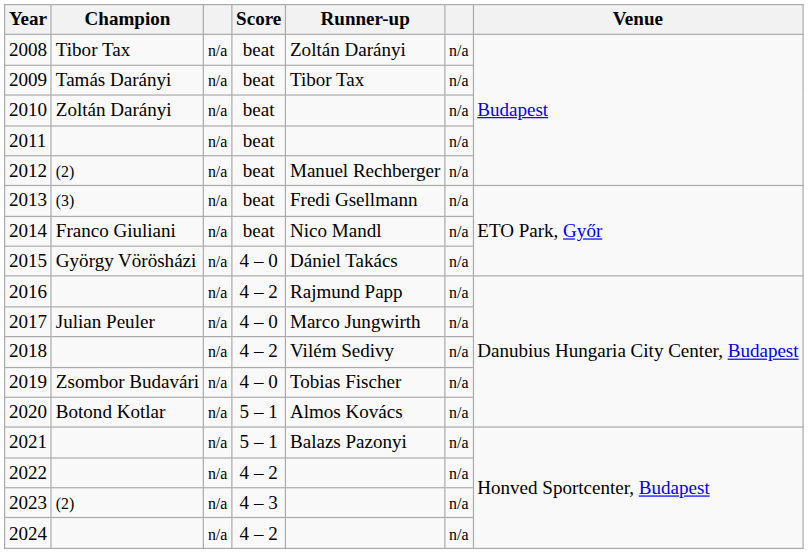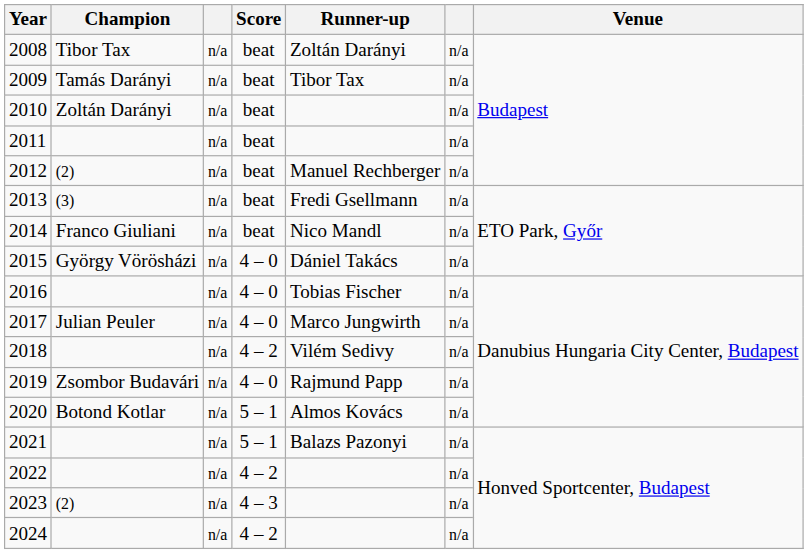(259, 291) 4 – 2 -> (259, 291) 4 – 0
(346, 291) Rajmund Papp -> (346, 291) Tobias Fischer
(346, 381) Tobias Fischer -> (346, 381) Rajmund Papp
